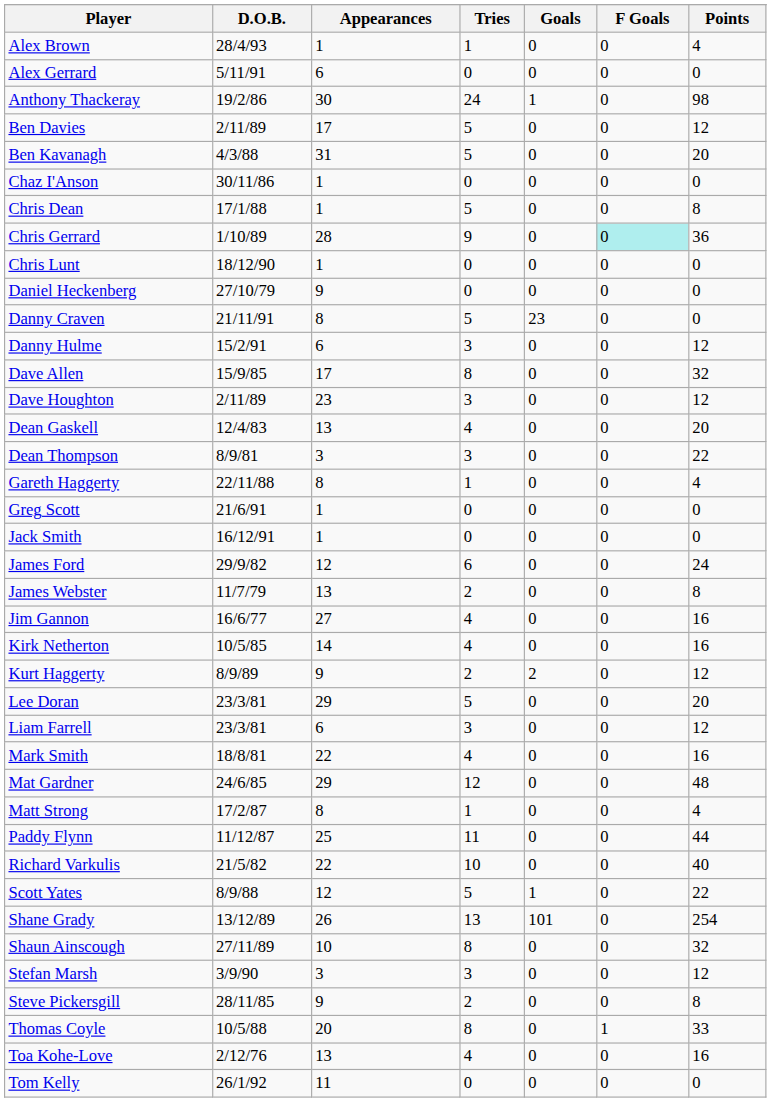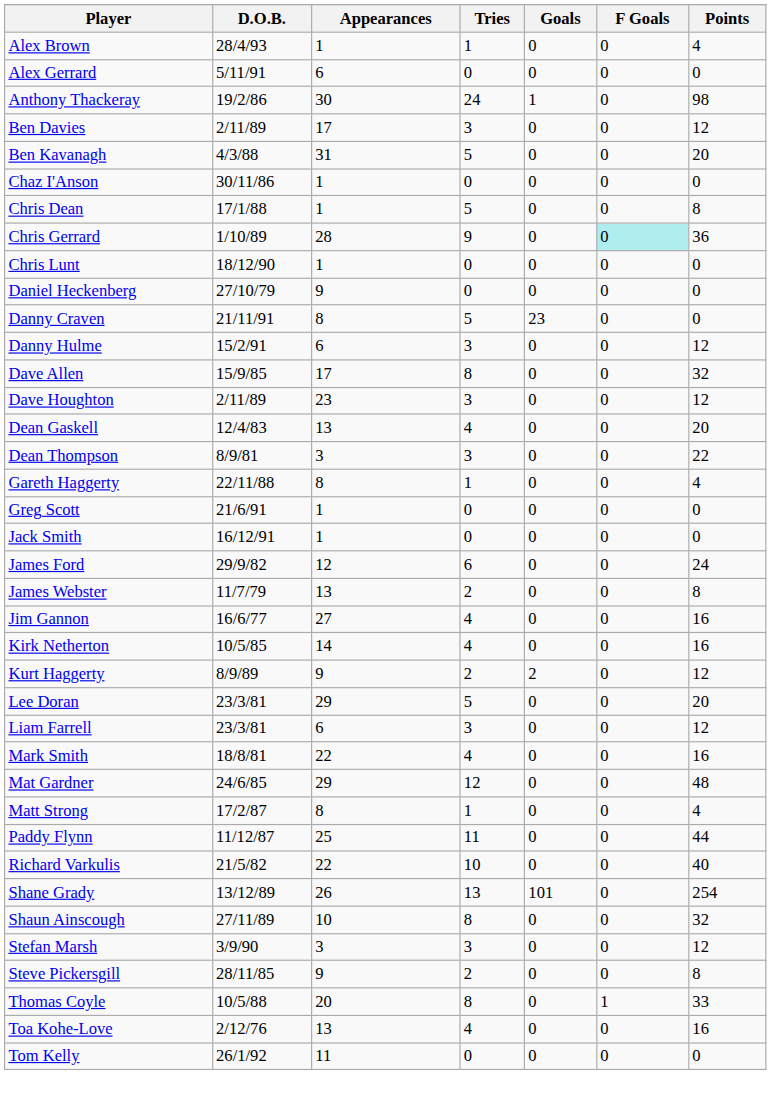(468, 127) 5 -> (468, 127) 3
- row: (45, 892)
